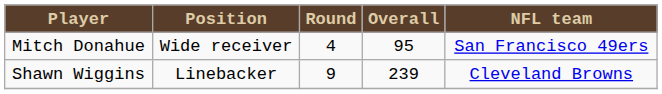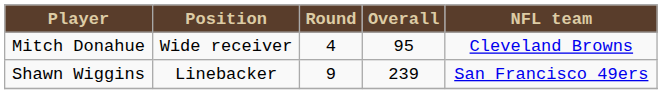(551, 46) San Francisco 49ers -> (551, 46) Cleveland Browns
(551, 74) Cleveland Browns -> (551, 74) San Francisco 49ers
